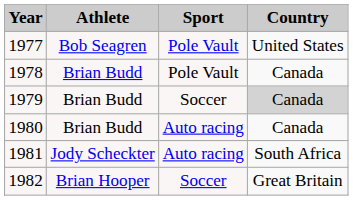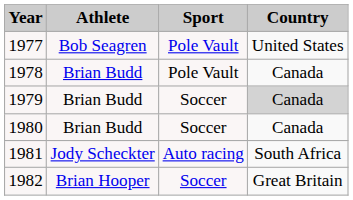(203, 126) Auto racing -> (203, 126) Soccer
